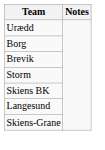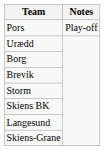+ row: (15, 28)
